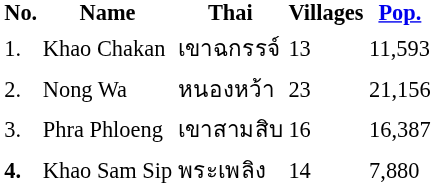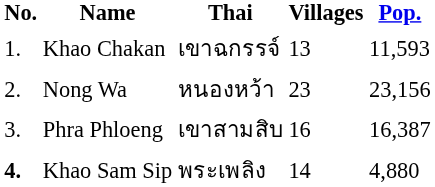(400, 88) 21,156 -> (400, 88) 23,156
(394, 170) 7,880 -> (394, 170) 4,880
